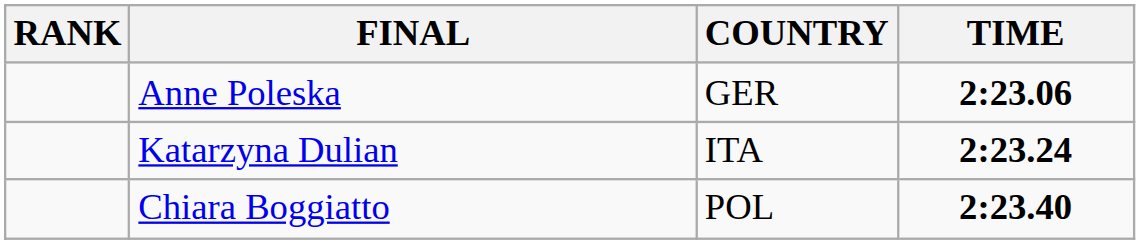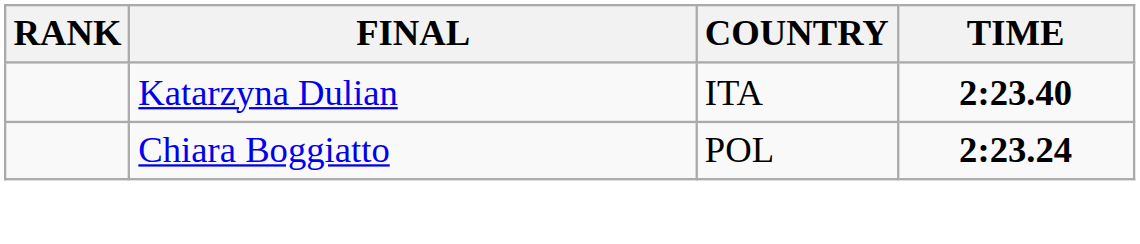- row: (240, 91)
(1016, 149) 2:23.24 -> (1016, 91) 2:23.40
(1016, 207) 2:23.40 -> (1016, 149) 2:23.24
